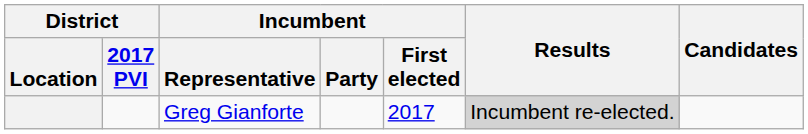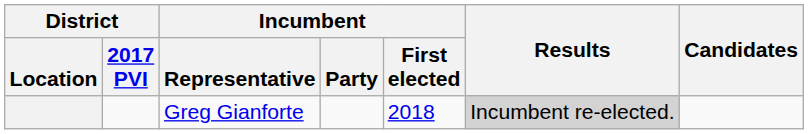(411, 111) 2017 -> (411, 111) 2018
